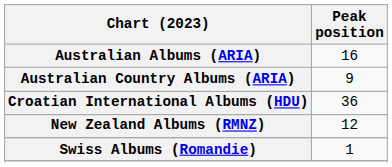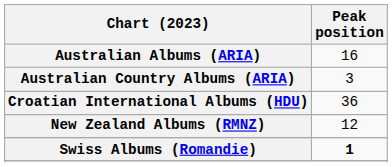(349, 79) 9 -> (349, 79) 3
(349, 149) normal -> (349, 149) bold
